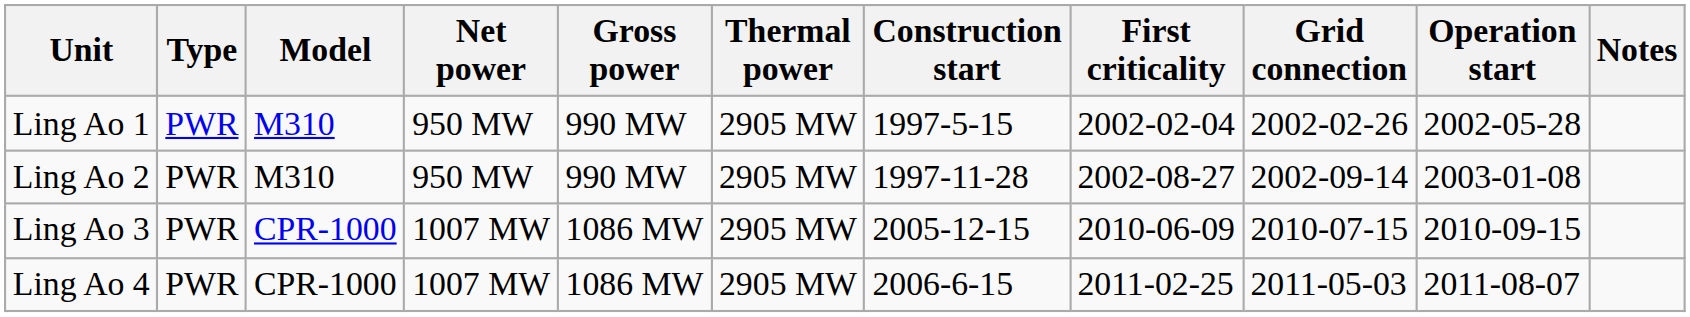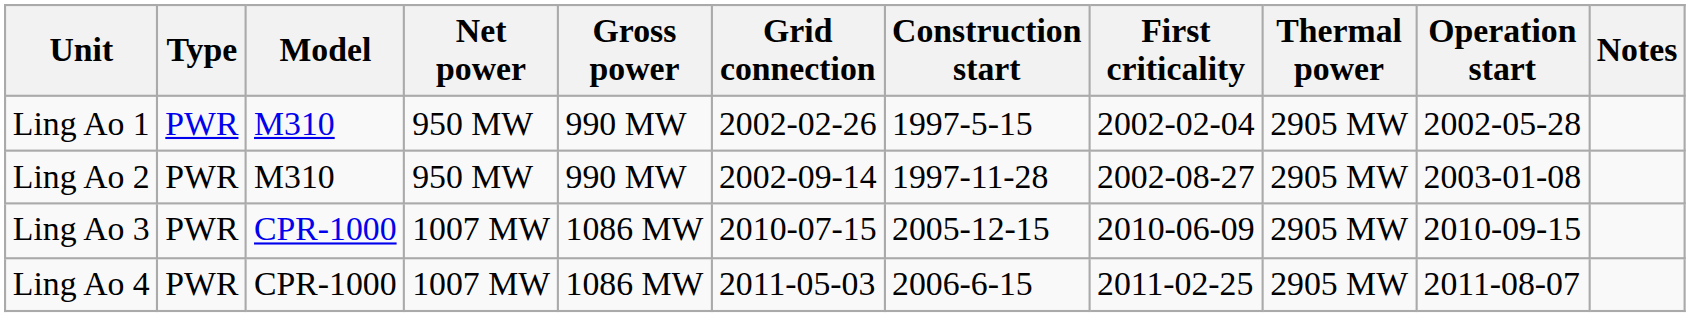columns swapped: (788, 50) <-> (1329, 50)
